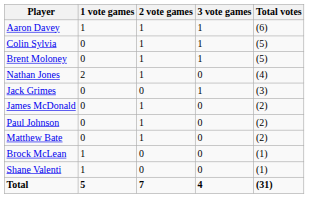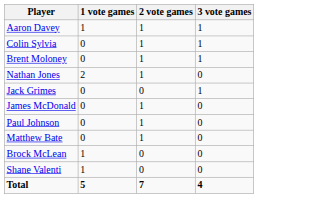- column: (279, 12)
